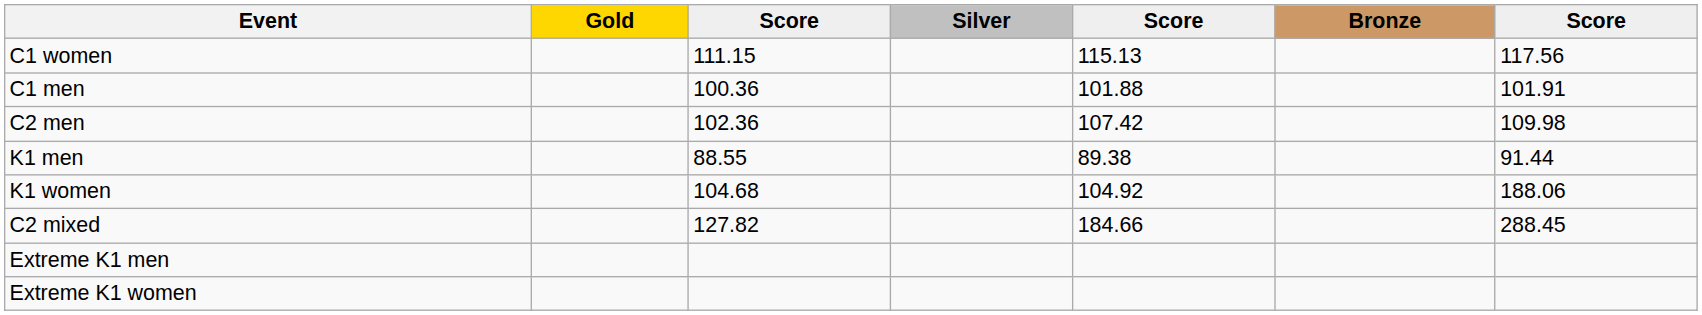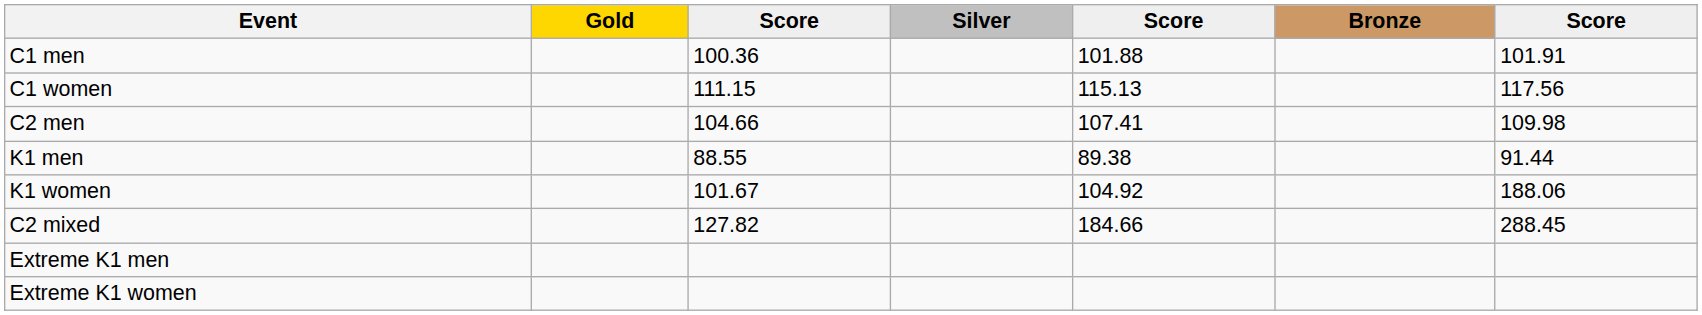rows swapped: (47, 89) <-> (61, 55)
(726, 123) 102.36 -> (726, 123) 104.66
(1110, 123) 107.42 -> (1110, 123) 107.41
(726, 191) 104.68 -> (726, 191) 101.67
